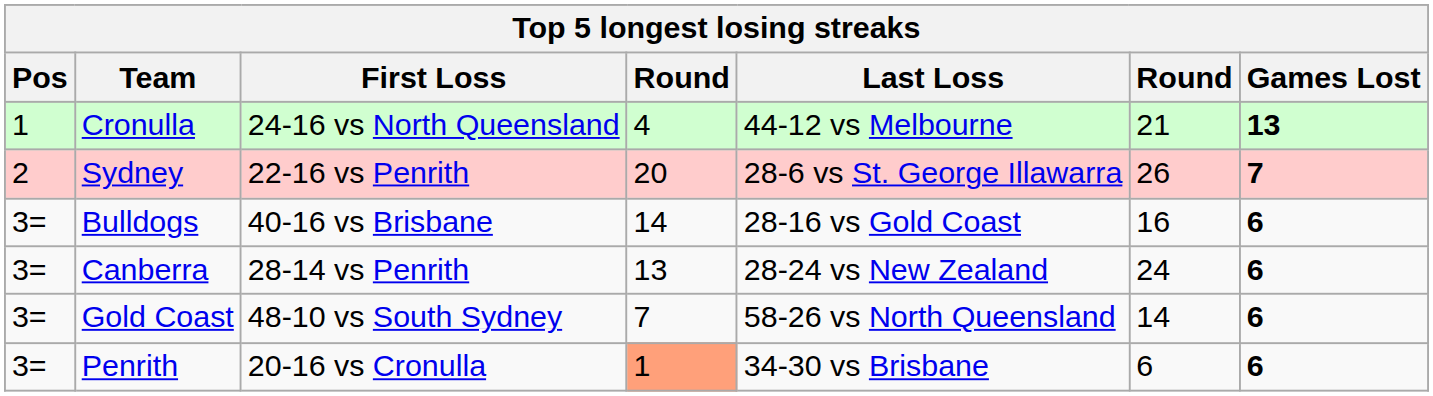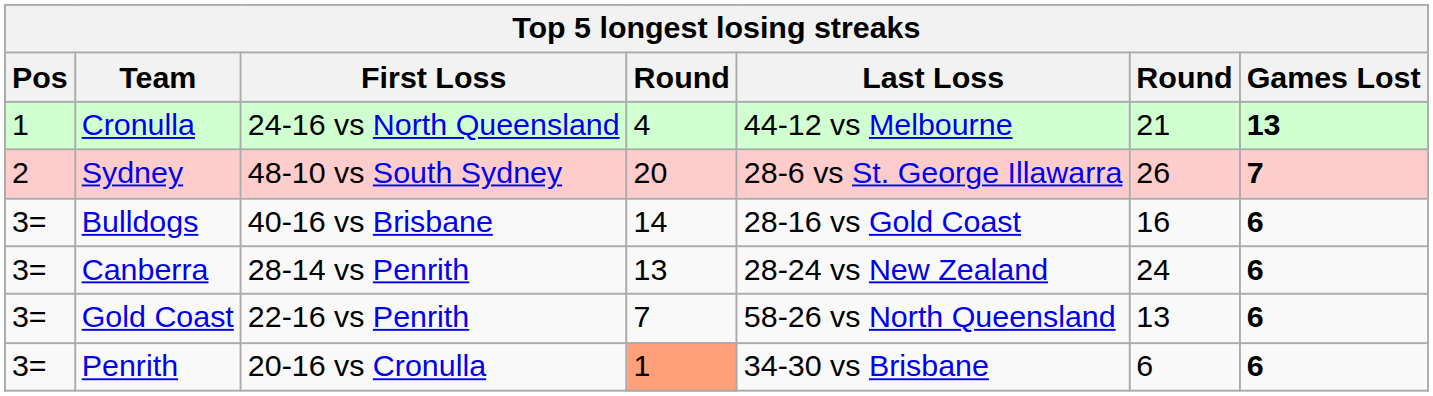(359, 173) 22-16 vs Penrith -> (405, 173) 48-10 vs South Sydney
(405, 317) 48-10 vs South Sydney -> (359, 317) 22-16 vs Penrith
(1153, 317) 14 -> (1153, 317) 13
